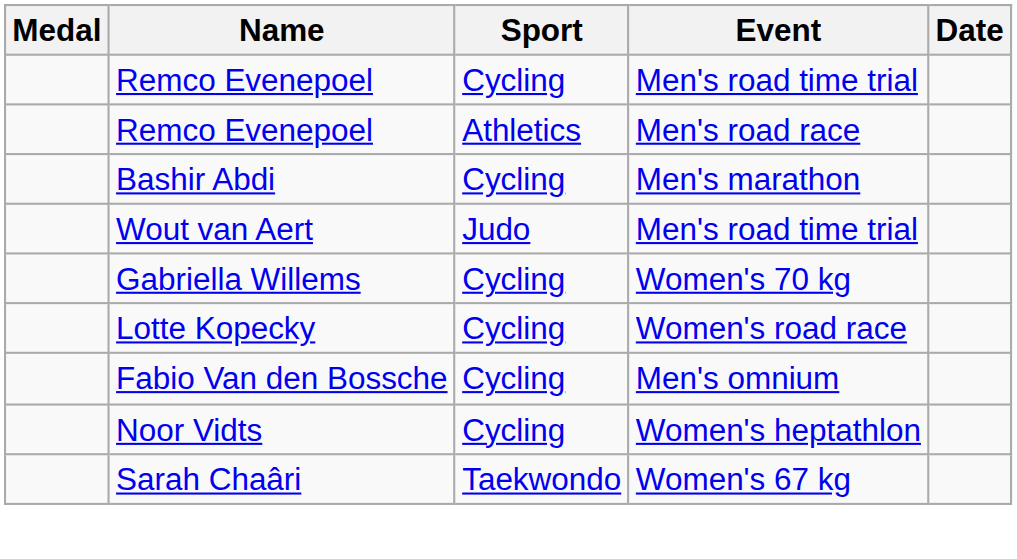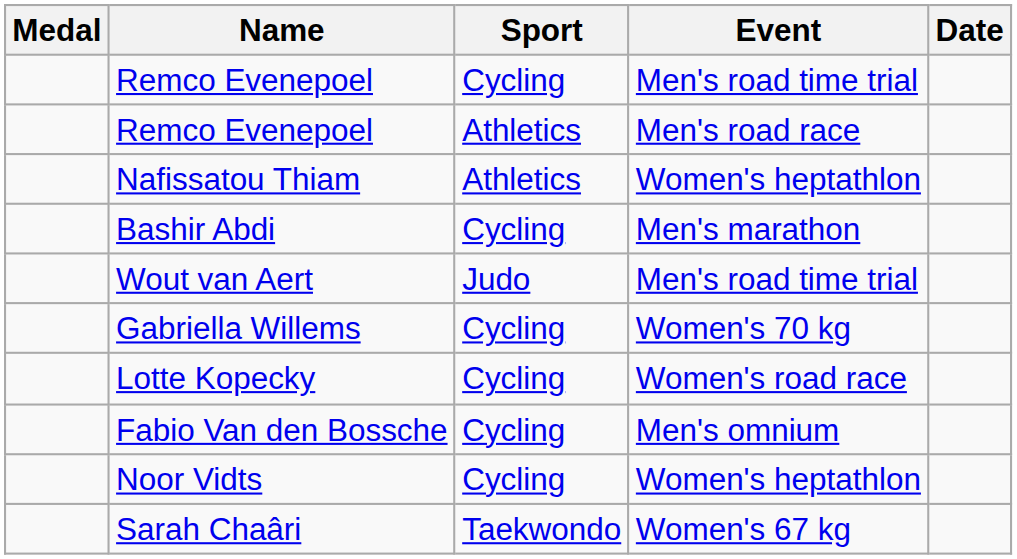+ row: (238, 180)
